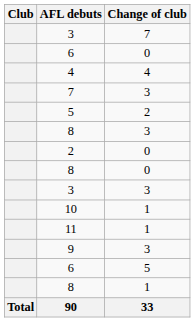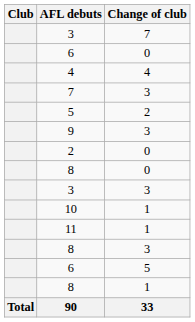rows swapped: (71, 248) <-> (71, 131)
